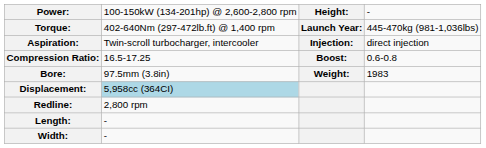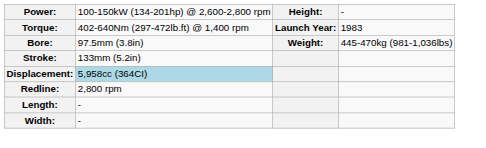(423, 27) 445-470kg (981-1,036lbs) -> (351, 27) 1983
- row: (53, 43)
- row: (53, 58)
(378, 74) 1983 -> (397, 43) 445-470kg (981-1,036lbs)
+ row: (40, 58)
